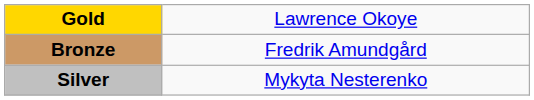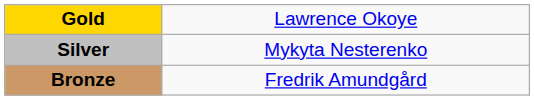rows swapped: (83, 79) <-> (83, 49)
